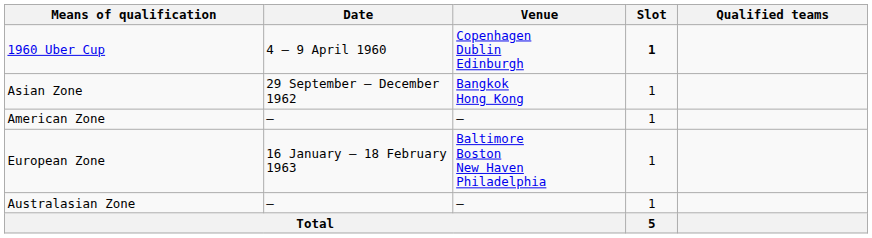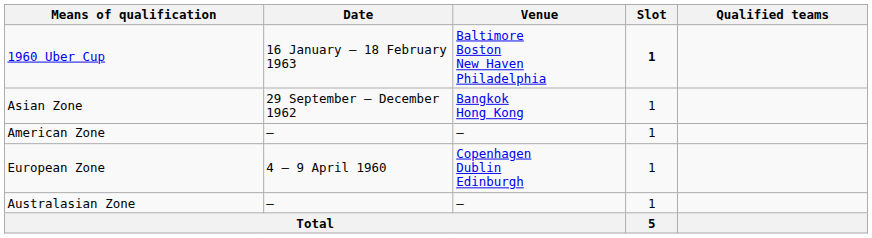(326, 49) 4 – 9 April 1960 -> (357, 57) 16 January – 18 February 1963
(494, 49) Copenhagen Dublin Edinburgh -> (501, 57) Baltimore Boston New Haven Philadelphia
(357, 161) 16 January – 18 February 1963 -> (326, 168) 4 – 9 April 1960
(501, 161) Baltimore Boston New Haven Philadelphia -> (494, 168) Copenhagen Dublin Edinburgh
